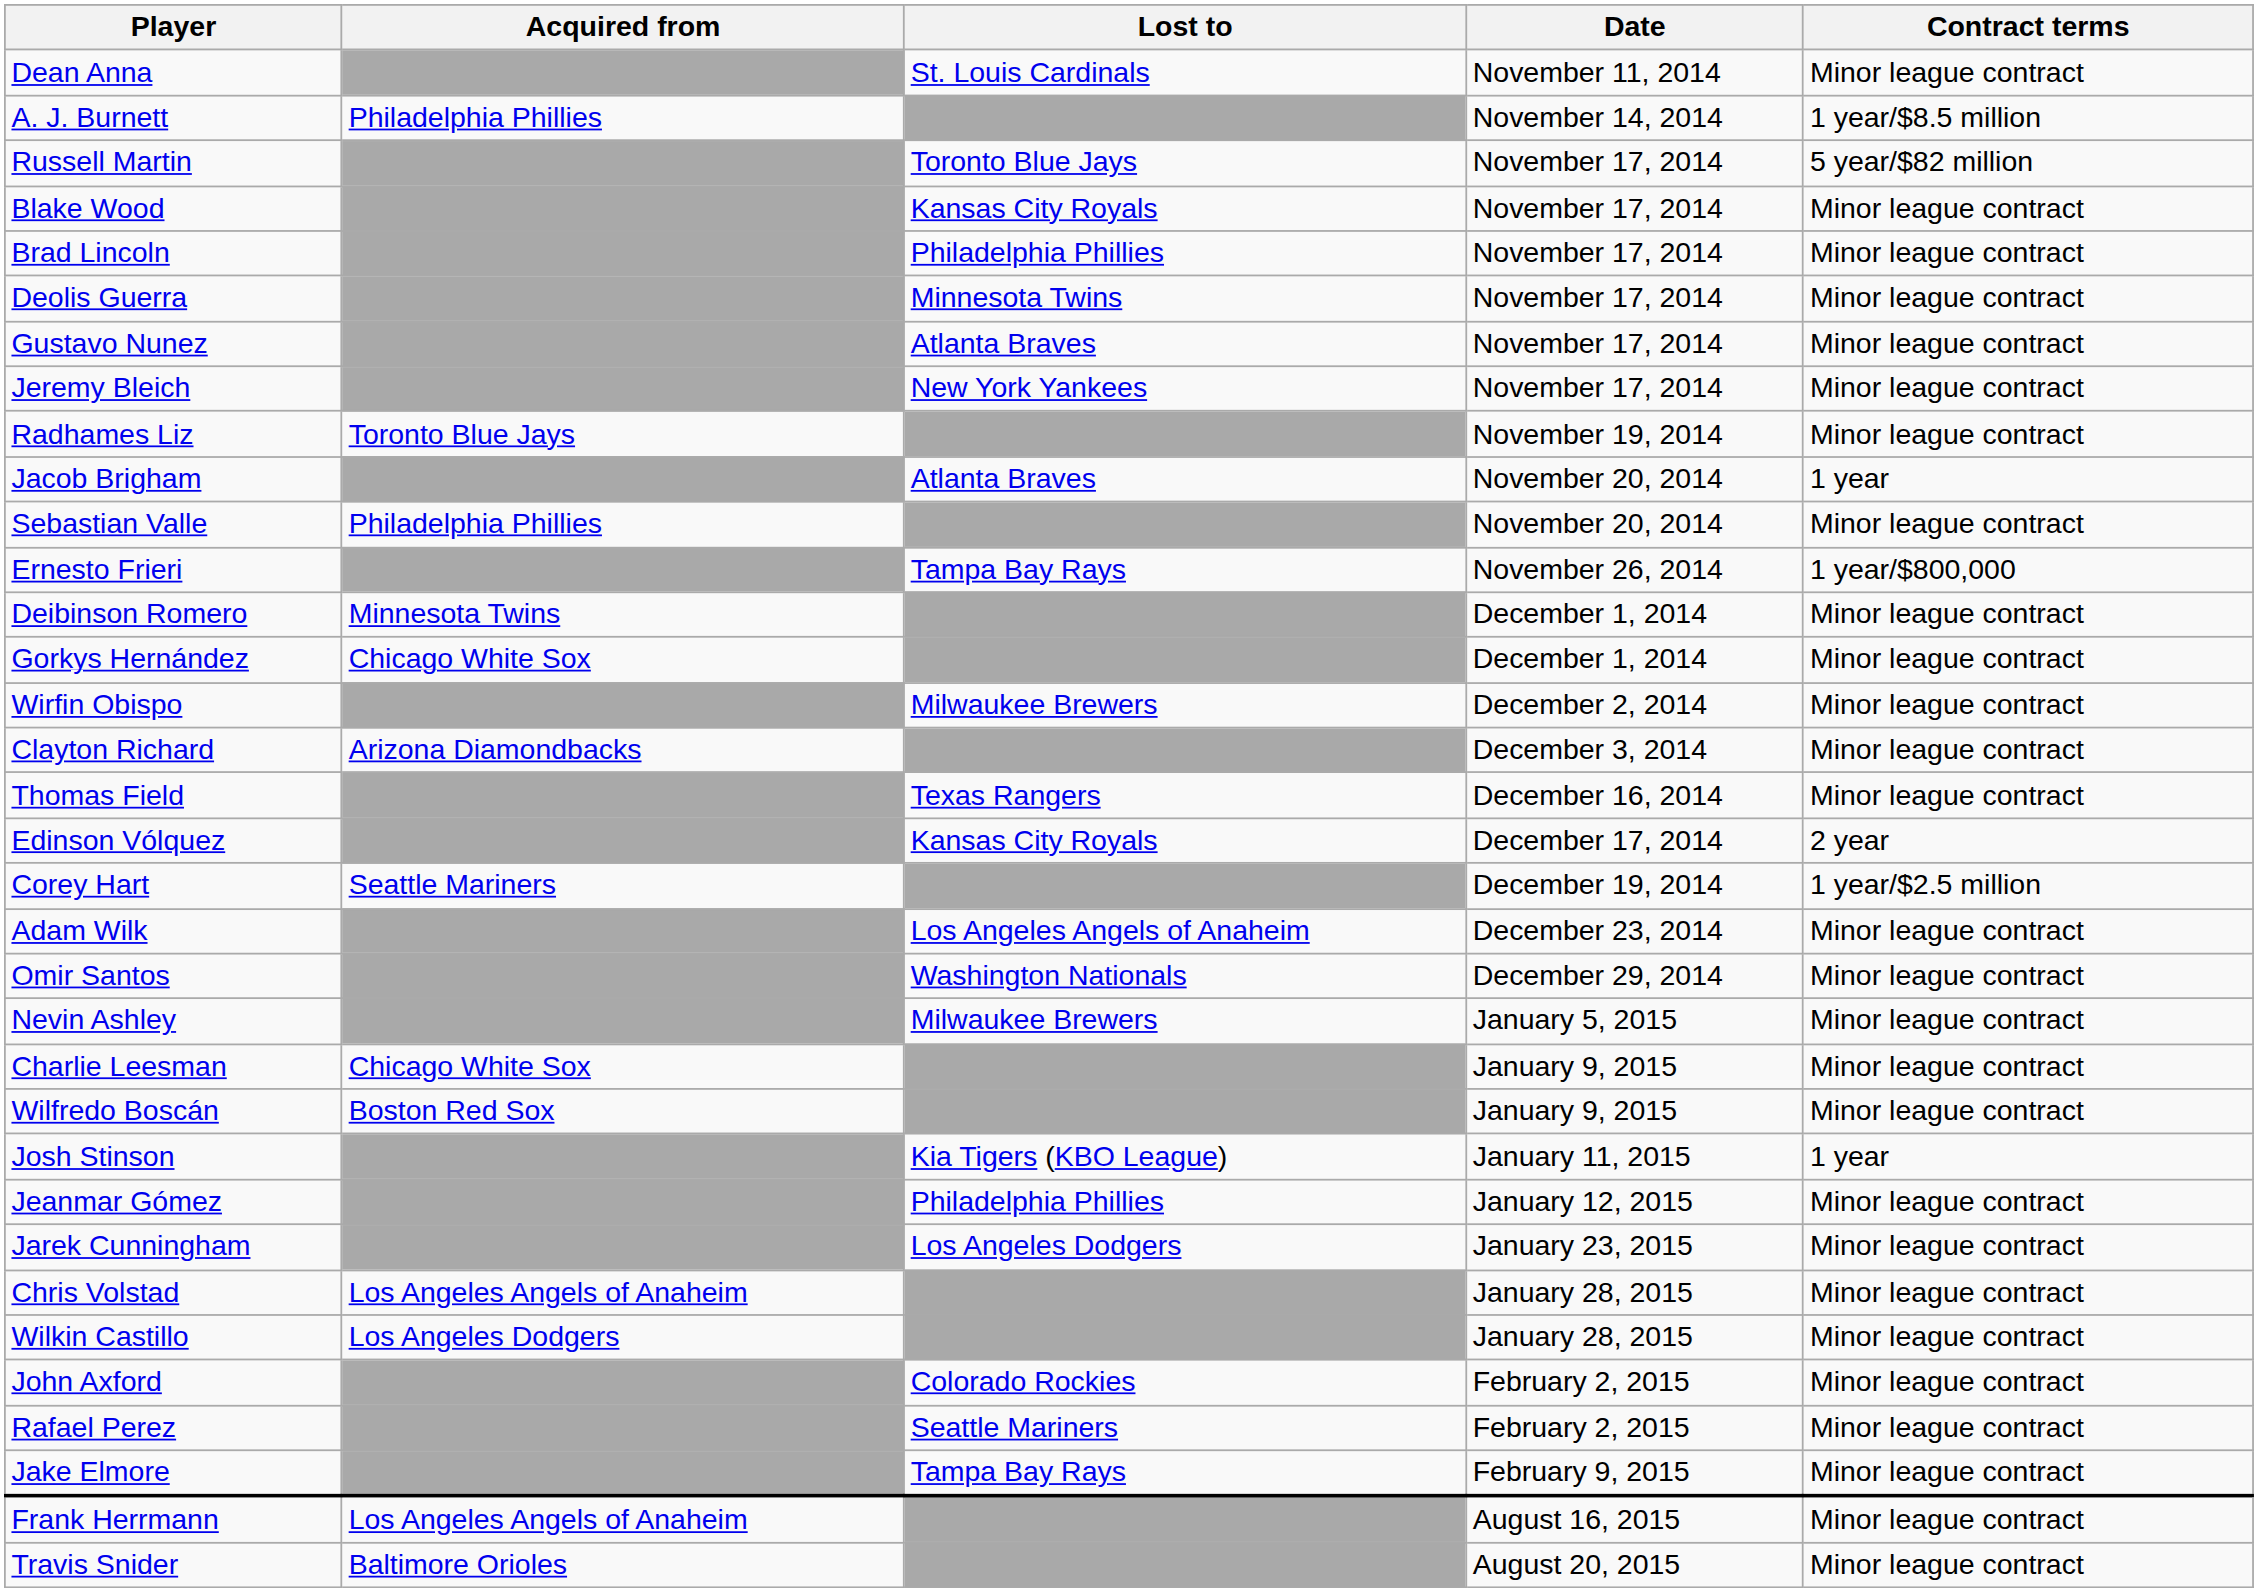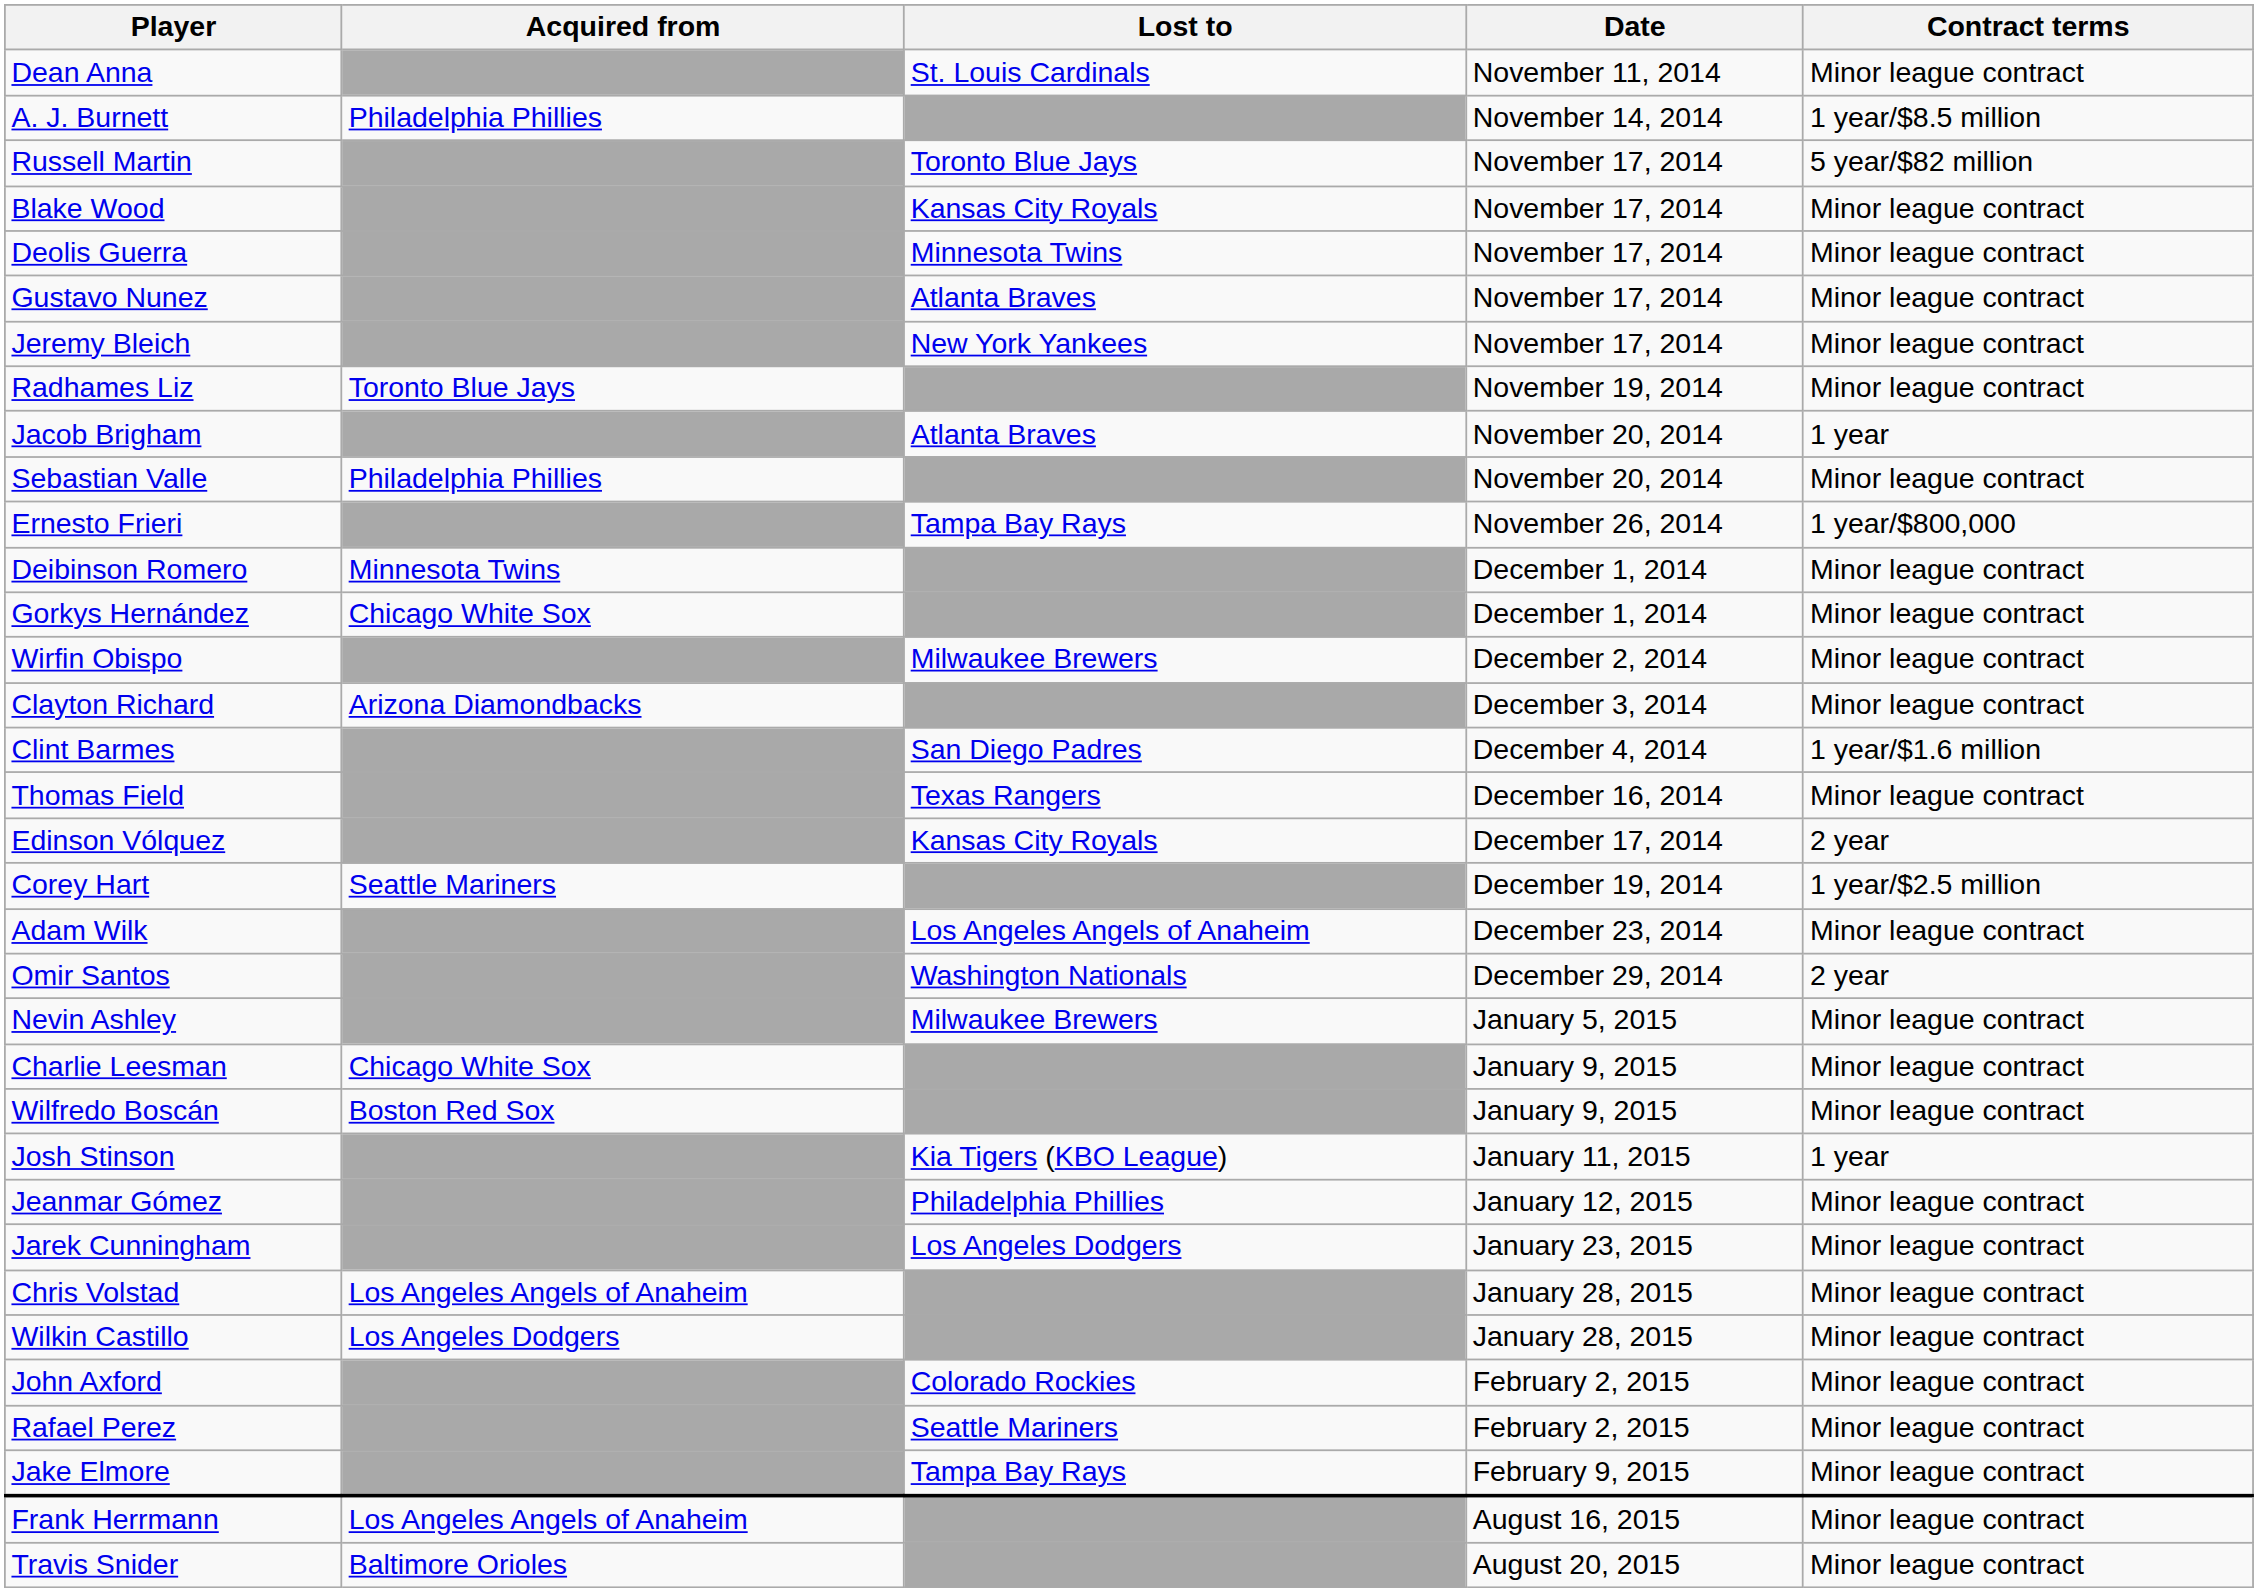- row: (91, 252)
+ row: (93, 749)
(1947, 975) Minor league contract -> (1849, 975) 2 year
